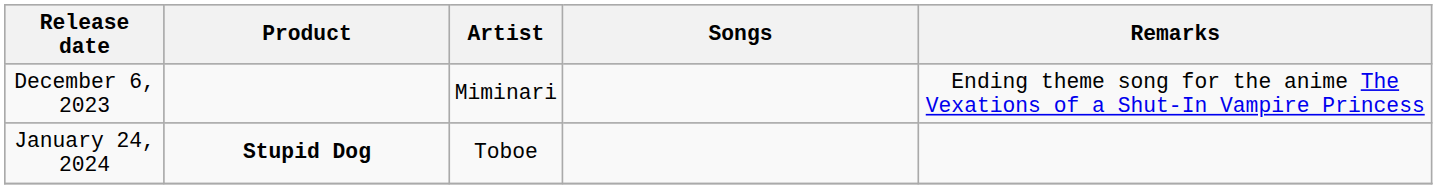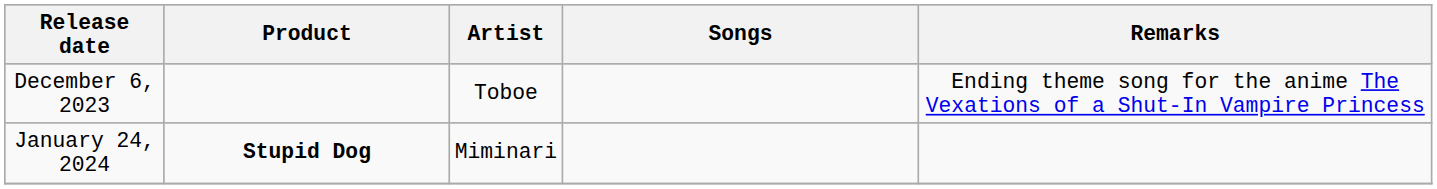(506, 94) Miminari -> (506, 94) Toboe
(506, 153) Toboe -> (506, 153) Miminari
